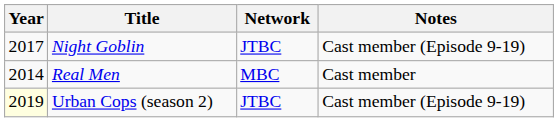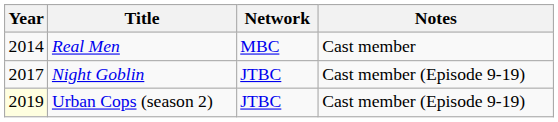rows swapped: (86, 74) <-> (98, 46)
